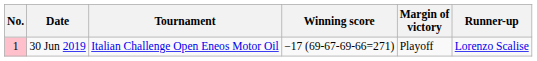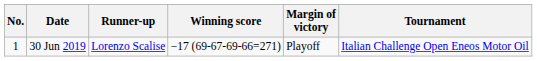columns swapped: (185, 21) <-> (492, 21)
(16, 46) pink background -> (16, 46) no background
